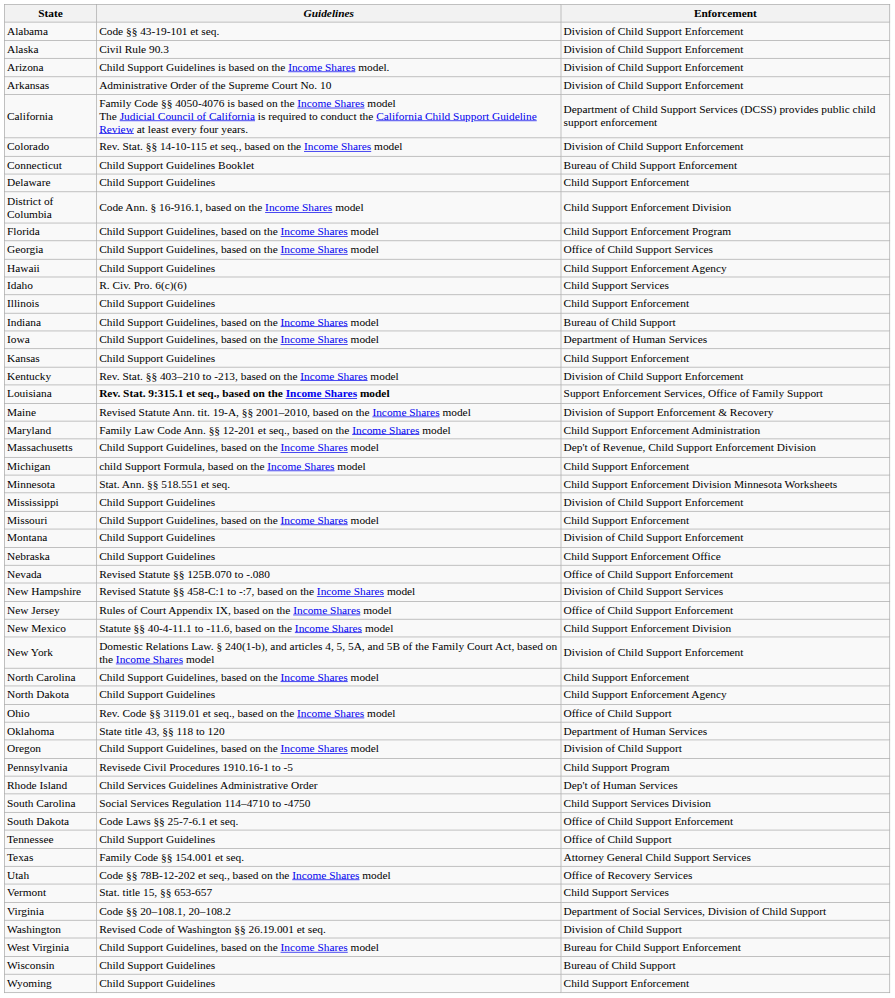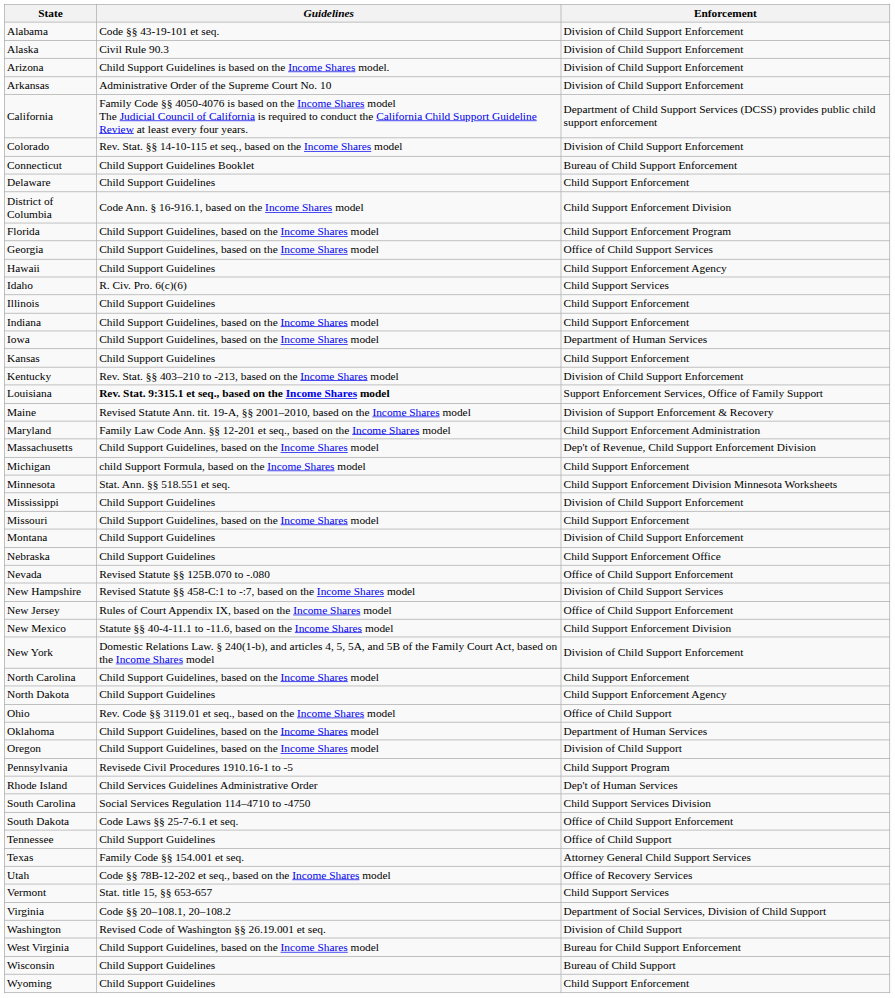(620, 322) Bureau of Child Support -> (626, 322) Child Support Enforcement
(162, 731) State title 43, §§ 118 to 120 -> (239, 731) Child Support Guidelines, based on the Income Shares model
